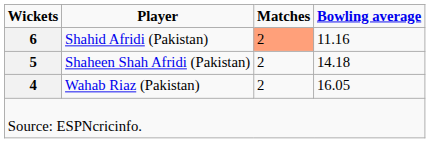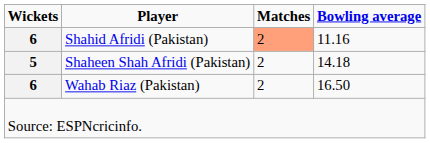(33, 86) 4 -> (33, 86) 6
(334, 86) 16.05 -> (334, 86) 16.50
